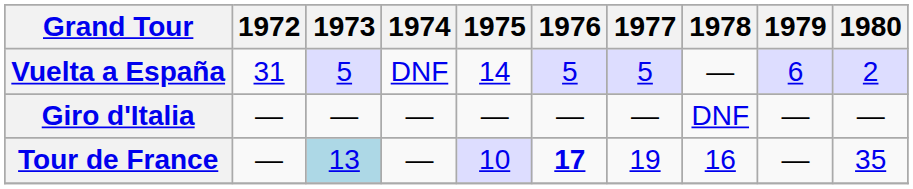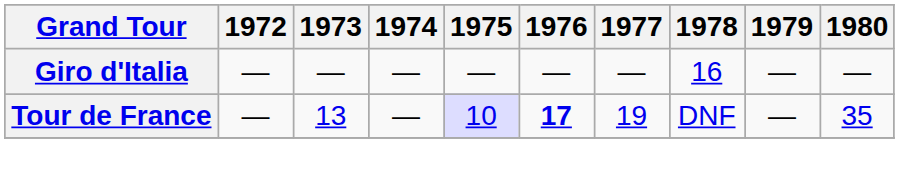- row: (118, 71)
(720, 115) DNF -> (707, 71) 16
(344, 159) lightblue background -> (331, 115) no background
(720, 159) 16 -> (707, 115) DNF
